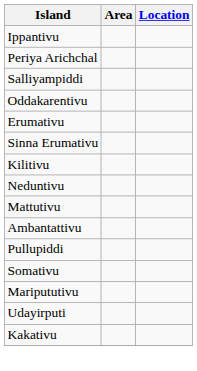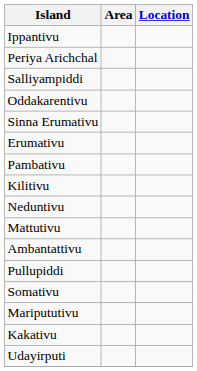rows swapped: (53, 143) <-> (36, 121)
+ row: (36, 164)
rows swapped: (32, 334) <-> (37, 313)
